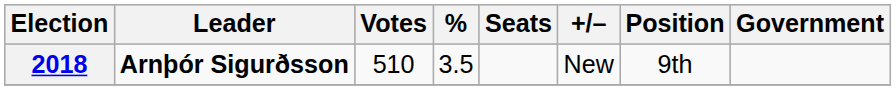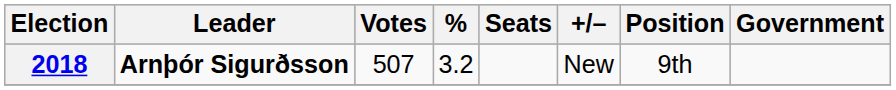(394, 64) 510 -> (394, 64) 507
(456, 64) 3.5 -> (456, 64) 3.2
